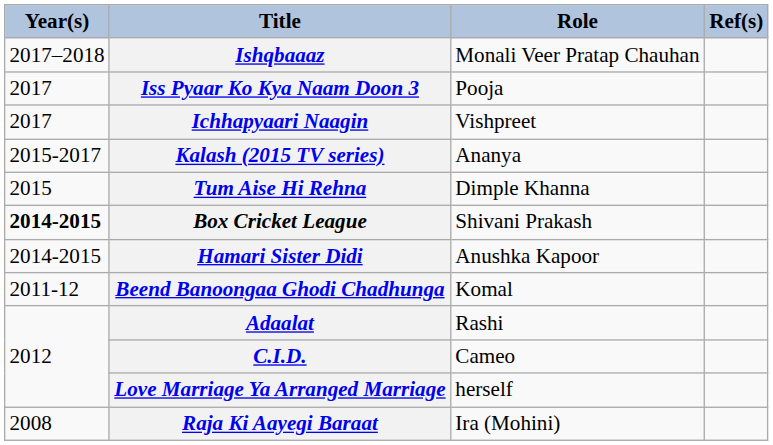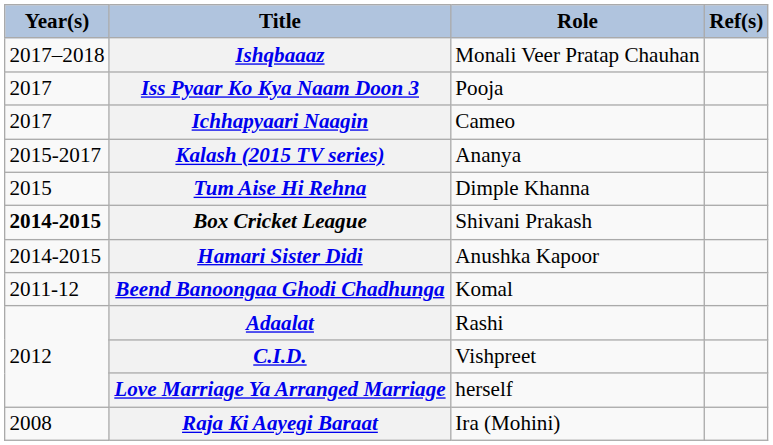(496, 121) Vishpreet -> (485, 121) Cameo
(485, 356) Cameo -> (496, 356) Vishpreet
